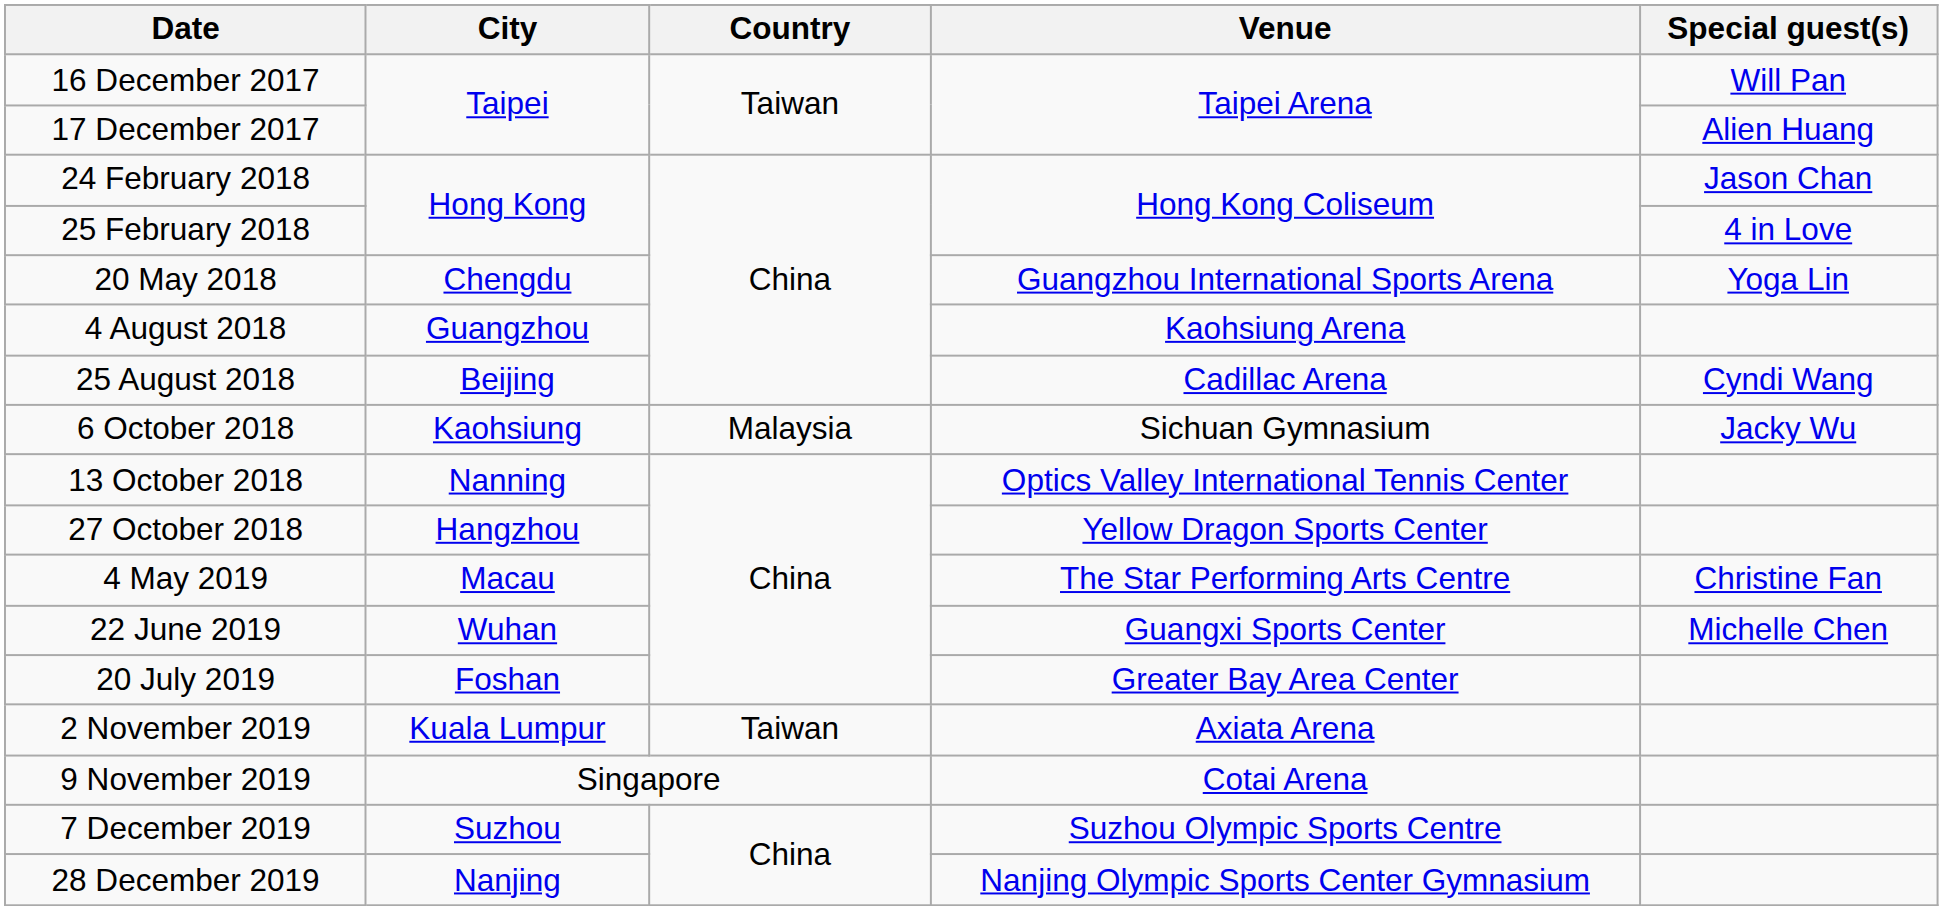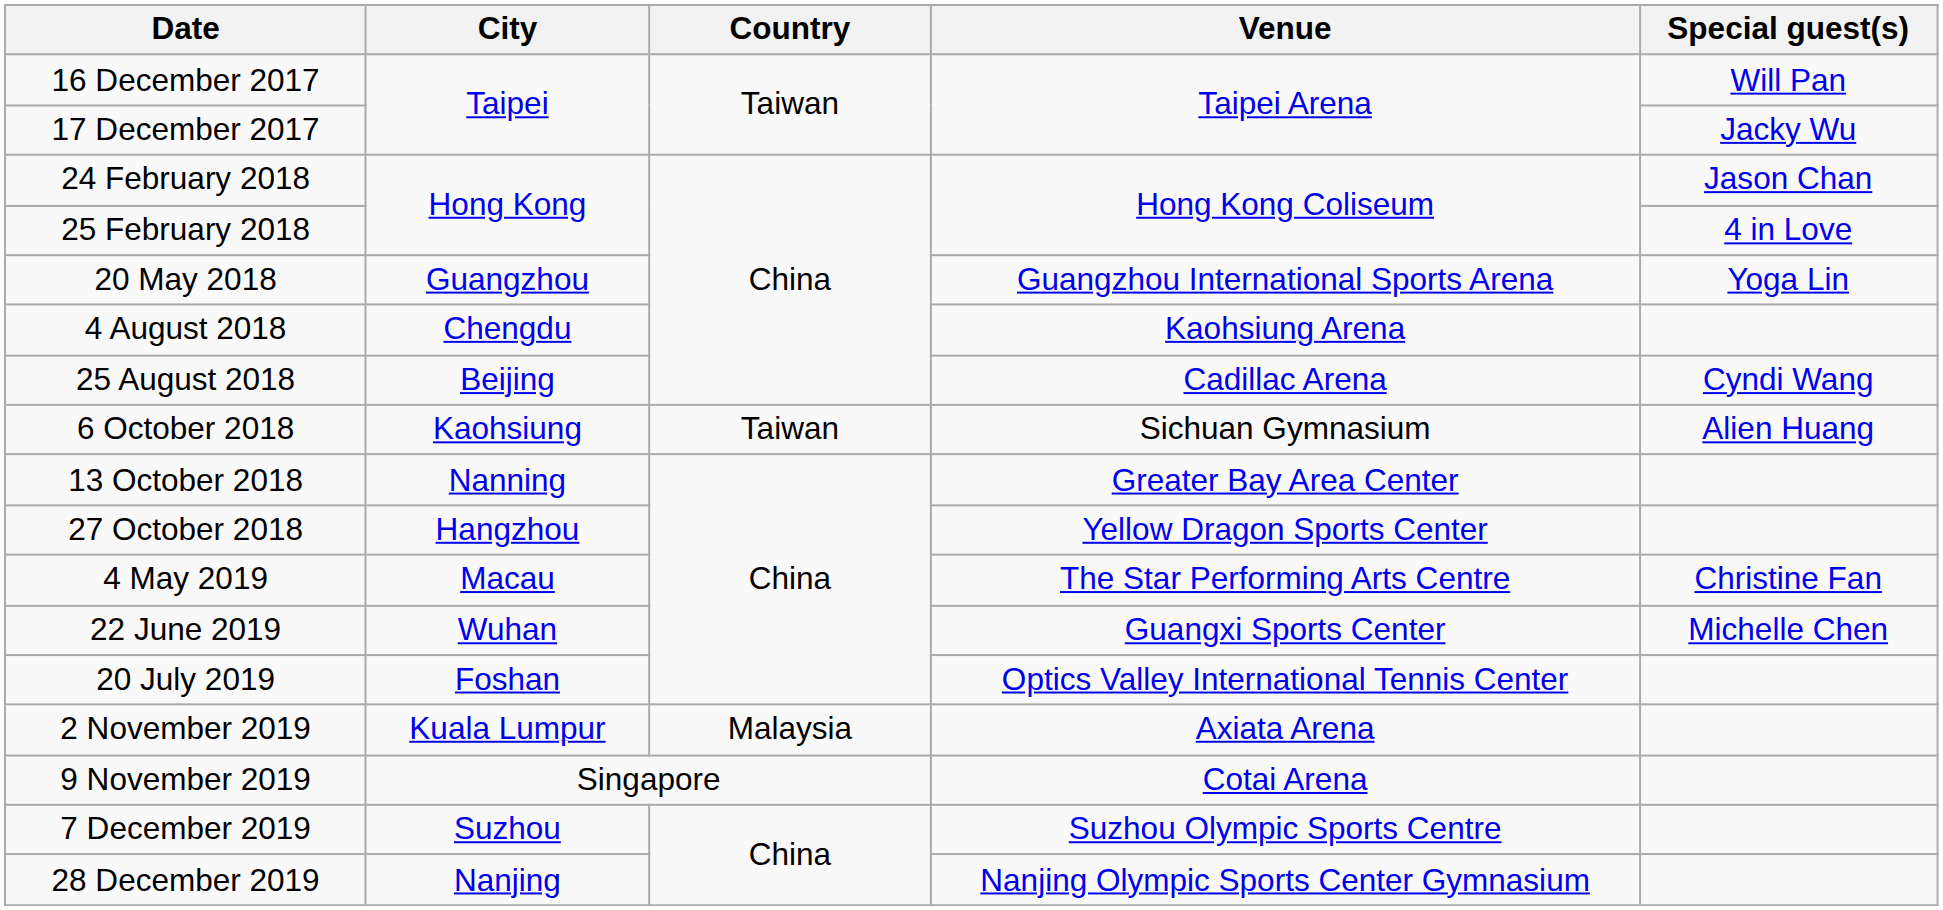(1788, 129) Alien Huang -> (1788, 129) Jacky Wu
(507, 279) Chengdu -> (507, 279) Guangzhou
(507, 329) Guangzhou -> (507, 329) Chengdu
(790, 429) Malaysia -> (790, 429) Taiwan
(1788, 429) Jacky Wu -> (1788, 429) Alien Huang
(1285, 479) Optics Valley International Tennis Center -> (1285, 479) Greater Bay Area Center
(1285, 679) Greater Bay Area Center -> (1285, 679) Optics Valley International Tennis Center
(790, 729) Taiwan -> (790, 729) Malaysia
